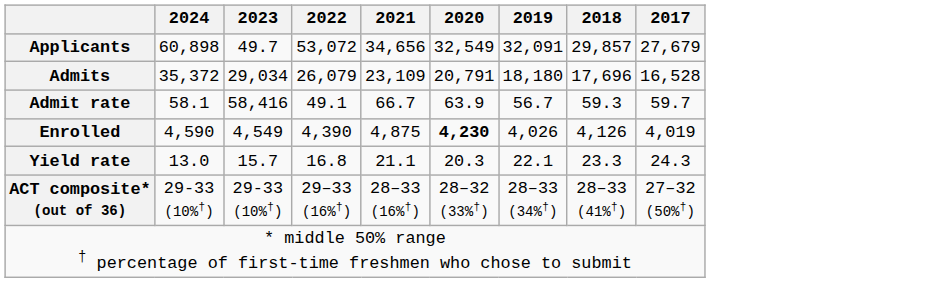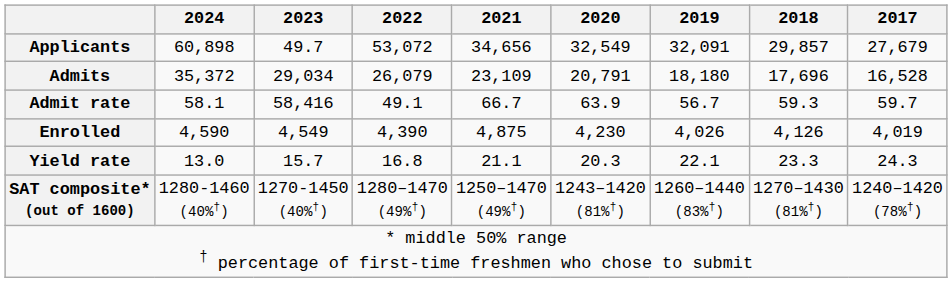(464, 132) bold -> (600, 132) normal
- row: (80, 199)
+ row: (80, 199)
